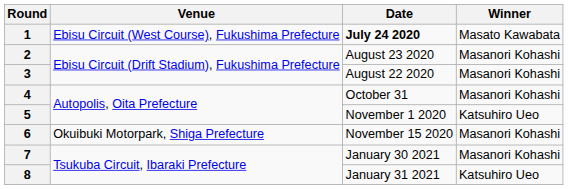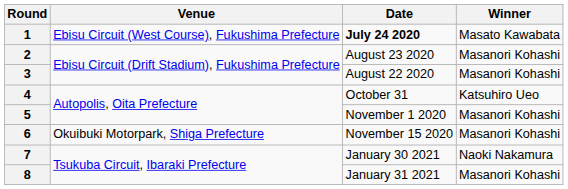(510, 94) Masanori Kohashi -> (499, 94) Katsuhiro Ueo
(499, 114) Katsuhiro Ueo -> (510, 114) Masanori Kohashi
(510, 154) Masanori Kohashi -> (506, 154) Naoki Nakamura
(499, 174) Katsuhiro Ueo -> (510, 174) Masanori Kohashi
